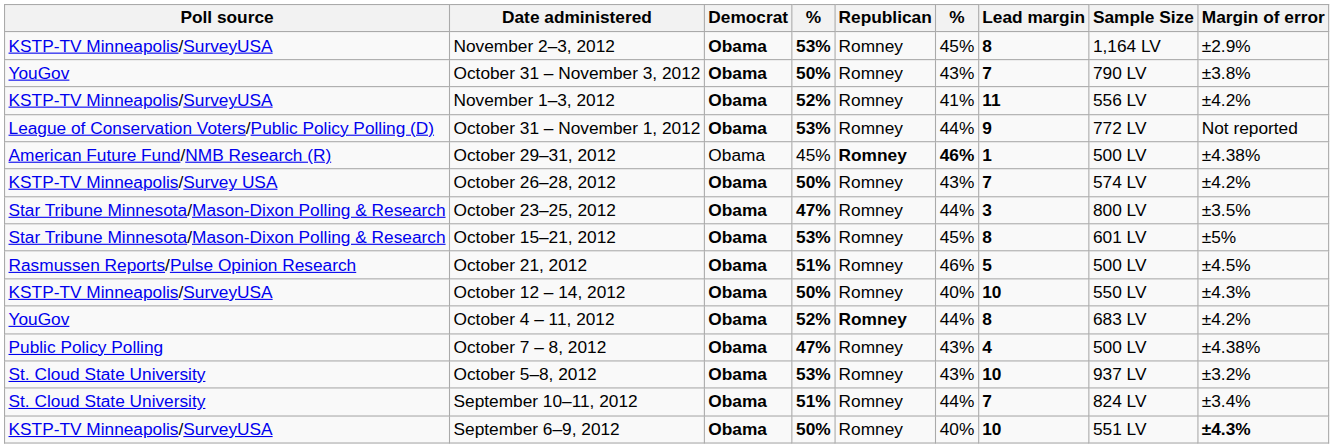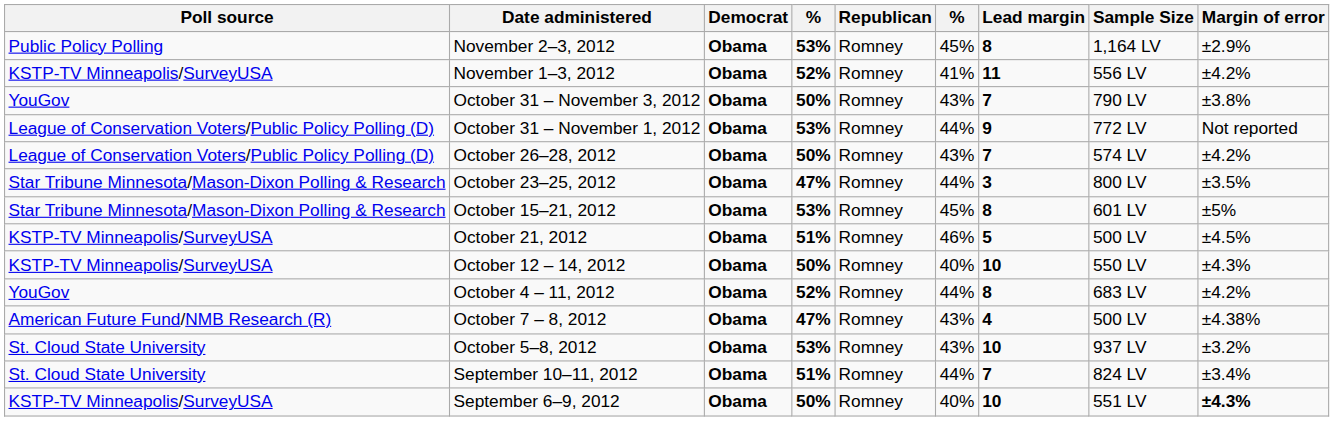(141, 45) KSTP-TV Minneapolis/SurveyUSA -> (86, 45) Public Policy Polling
rows swapped: (534, 100) <-> (577, 73)
- row: (535, 155)
(143, 182) KSTP-TV Minneapolis/Survey USA -> (221, 155) League of Conservation Voters/Public Policy Polling (D)
(182, 264) Rasmussen Reports/Pulse Opinion Research -> (141, 237) KSTP-TV Minneapolis/SurveyUSA
(873, 319) bold -> (871, 292) normal
(86, 347) Public Policy Polling -> (170, 319) American Future Fund/NMB Research (R)
